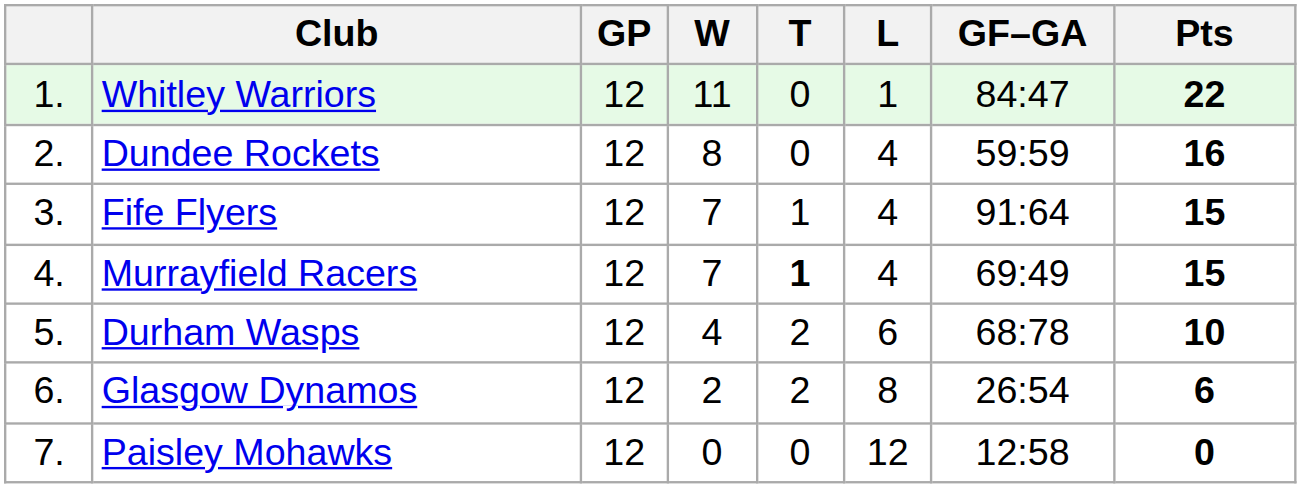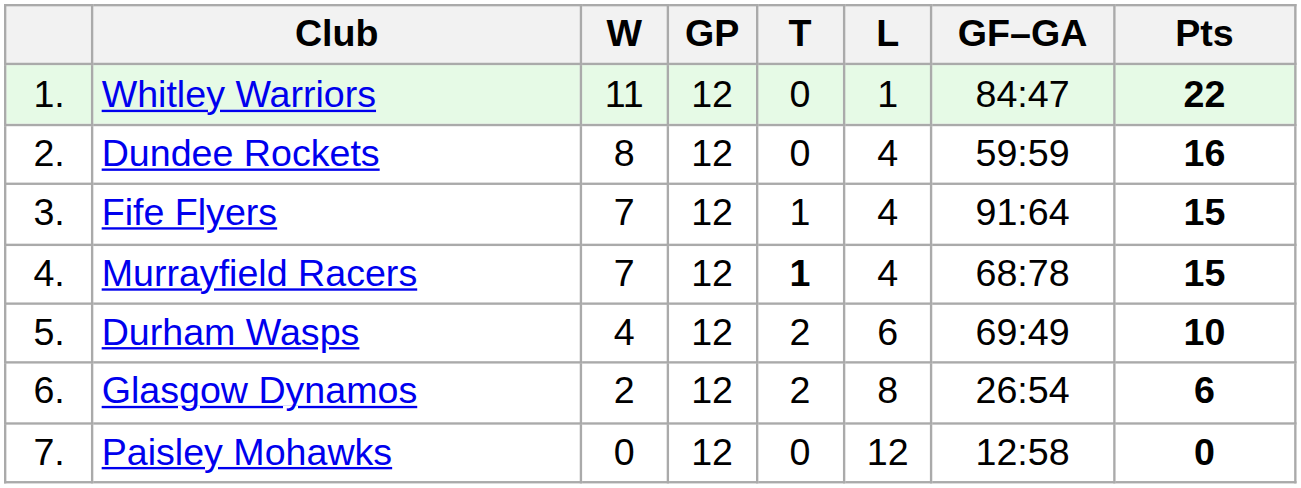columns swapped: (624, 34) <-> (712, 34)
(1023, 272) 69:49 -> (1023, 272) 68:78
(1023, 332) 68:78 -> (1023, 332) 69:49
